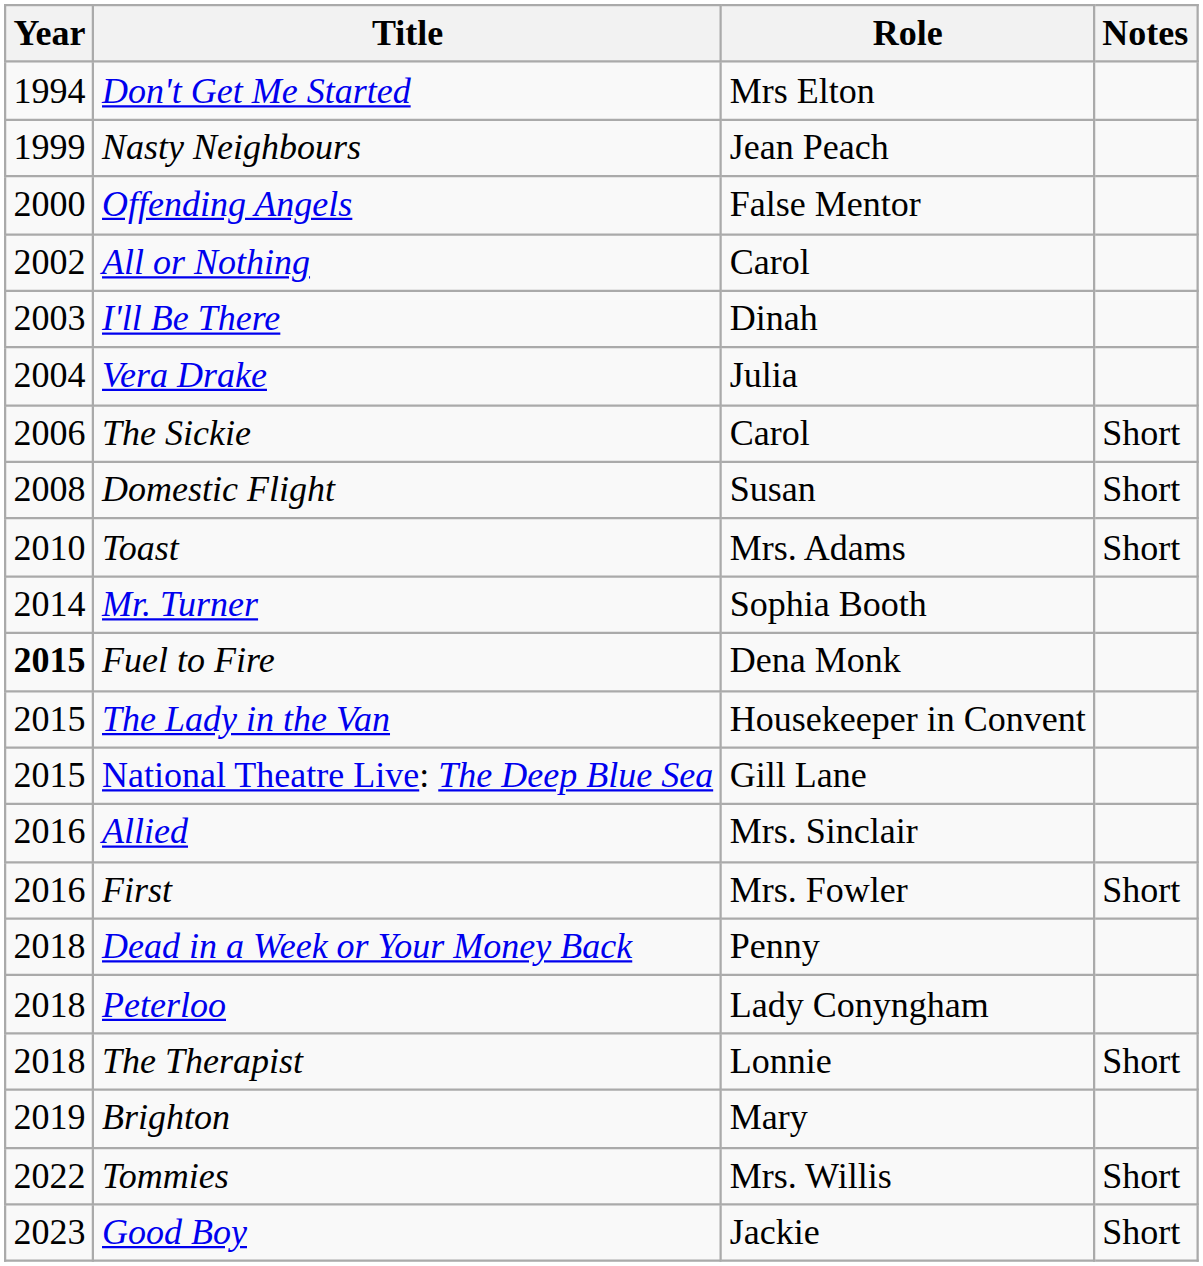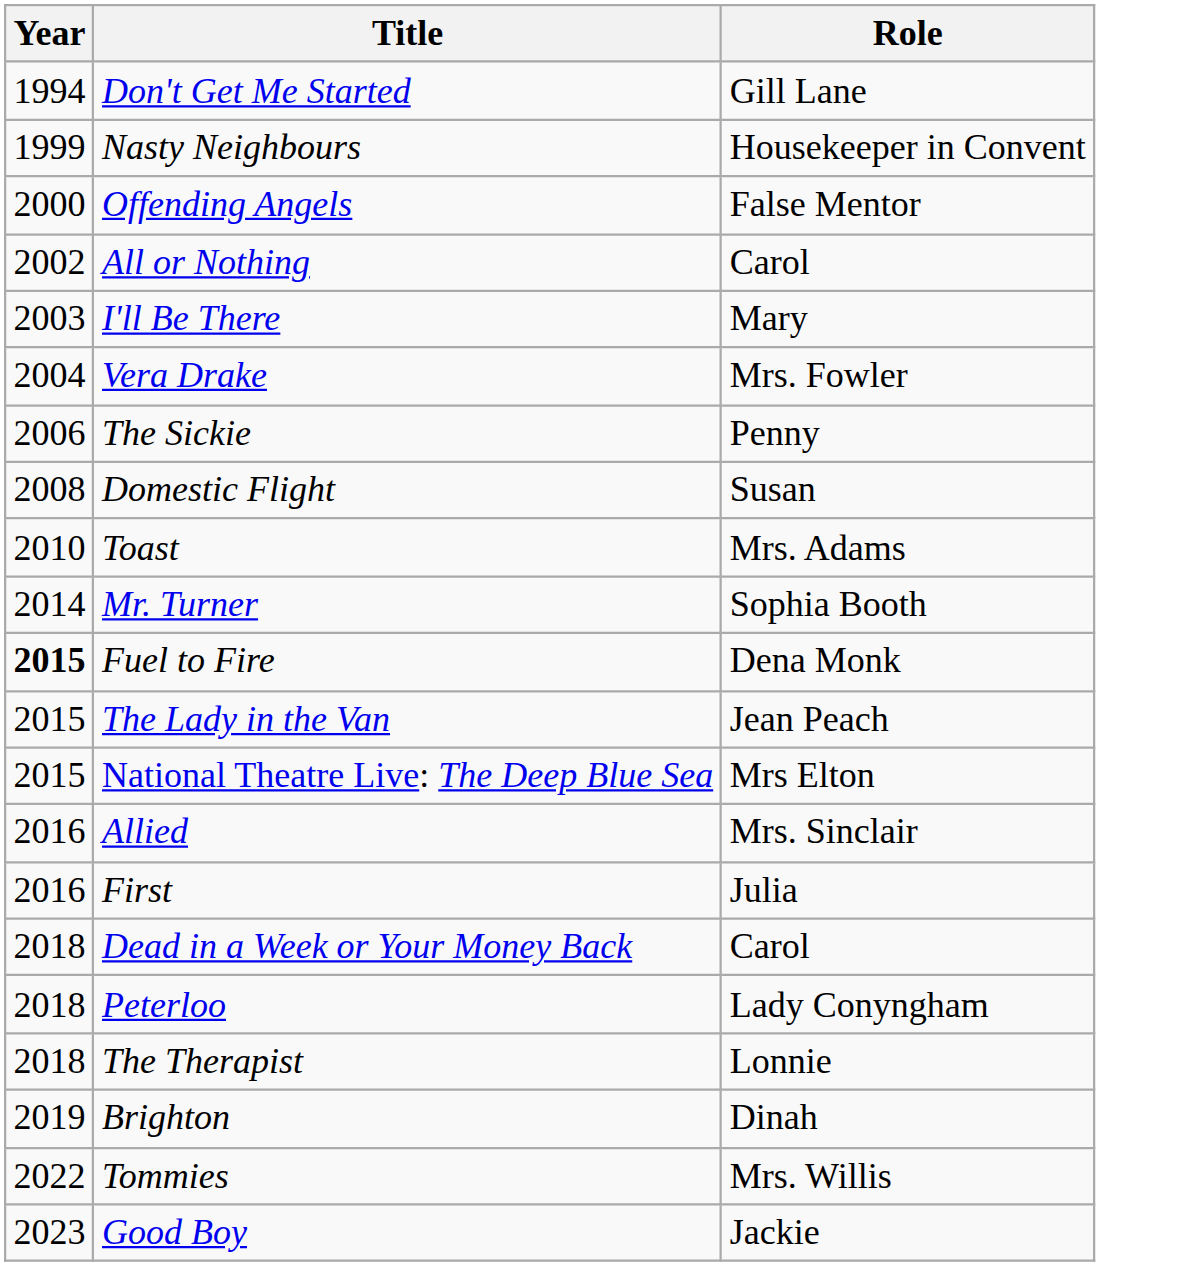- column: (1145, 33)
(802, 90) Mrs Elton -> (798, 90) Gill Lane
(809, 147) Jean Peach -> (908, 147) Housekeeper in Convent
(774, 318) Dinah -> (769, 318) Mary
(764, 375) Julia -> (819, 375) Mrs. Fowler
(770, 432) Carol -> (775, 432) Penny
(908, 718) Housekeeper in Convent -> (809, 718) Jean Peach
(798, 775) Gill Lane -> (802, 775) Mrs Elton
(819, 889) Mrs. Fowler -> (764, 889) Julia
(775, 946) Penny -> (770, 946) Carol
(769, 1117) Mary -> (774, 1117) Dinah
